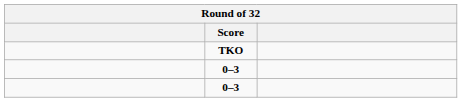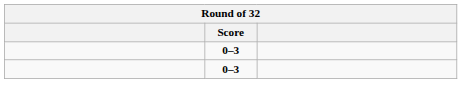- row: (105, 51)
